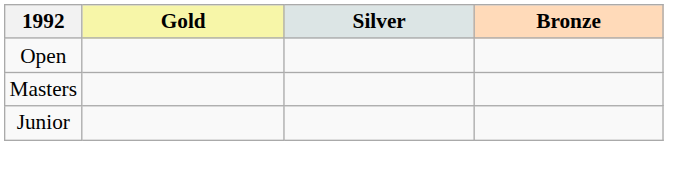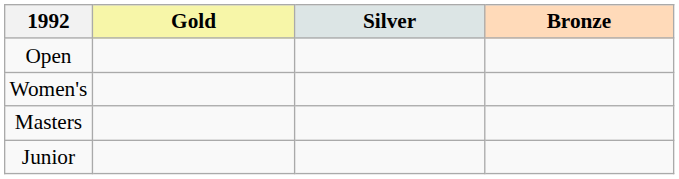+ row: (48, 88)
